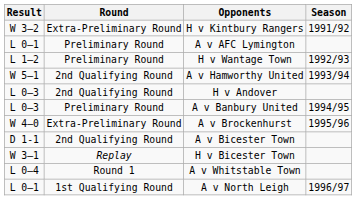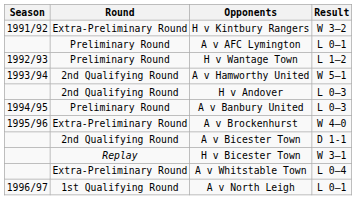columns swapped: (329, 12) <-> (24, 12)
(114, 171) Round 1 -> (120, 171) Extra-Preliminary Round
